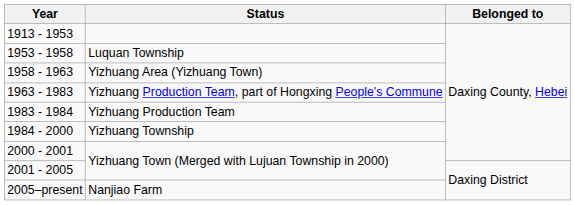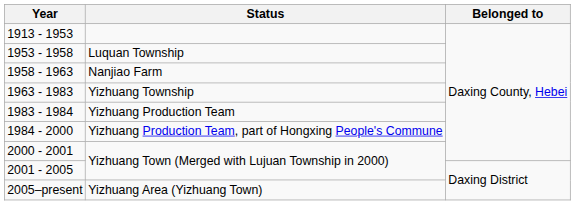(175, 72) Yizhuang Area (Yizhuang Town) -> (125, 72) Nanjiao Farm
(265, 92) Yizhuang Production Team, part of Hongxing People's Commune -> (141, 92) Yizhuang Township
(141, 131) Yizhuang Township -> (265, 131) Yizhuang Production Team, part of Hongxing People's Commune
(125, 190) Nanjiao Farm -> (175, 190) Yizhuang Area (Yizhuang Town)
